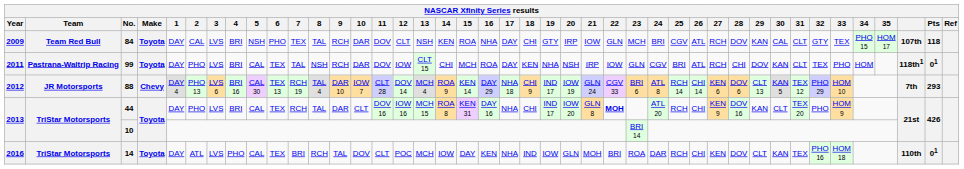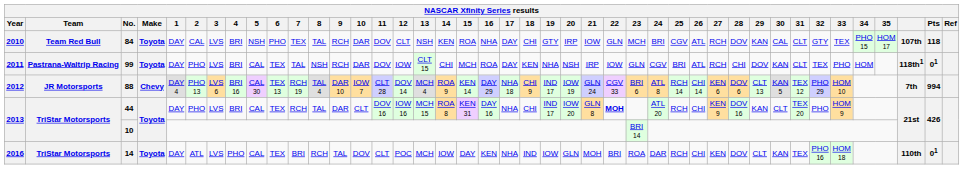(15, 42) 2009 -> (15, 42) 2010
(934, 86) 293 -> (934, 86) 994
